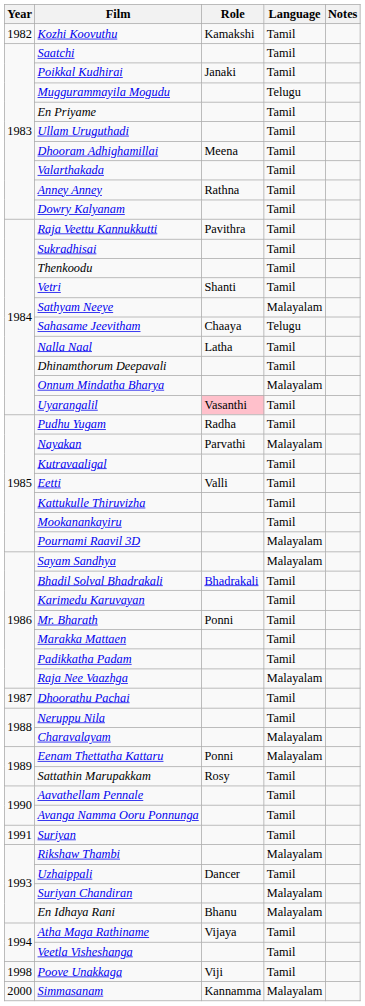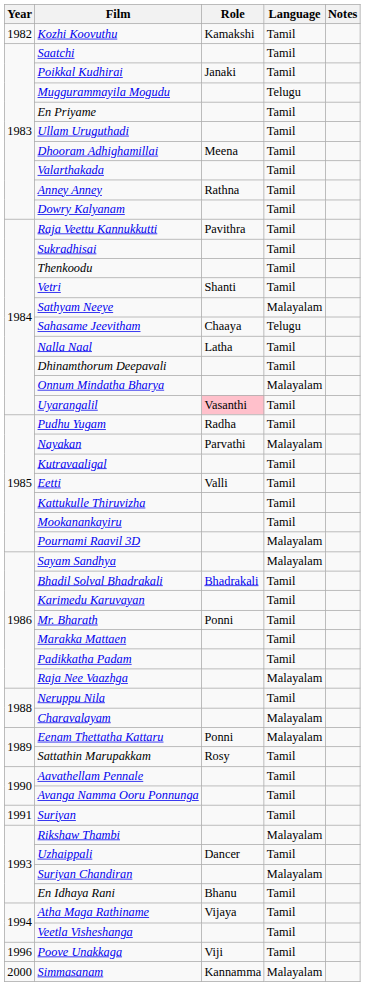- row: (84, 698)
(295, 913) Malayalam -> (281, 893) Tamil
(20, 971) 1998 -> (20, 952) 1996
